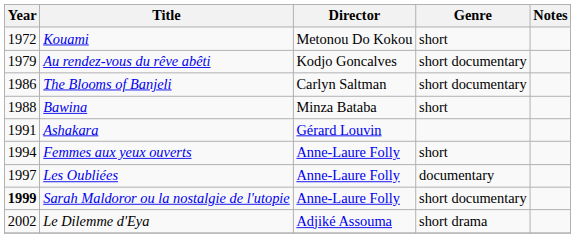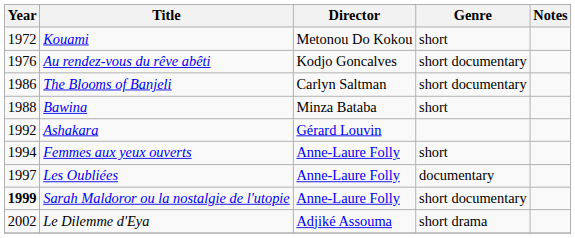(22, 61) 1979 -> (22, 61) 1976
(22, 130) 1991 -> (22, 130) 1992
